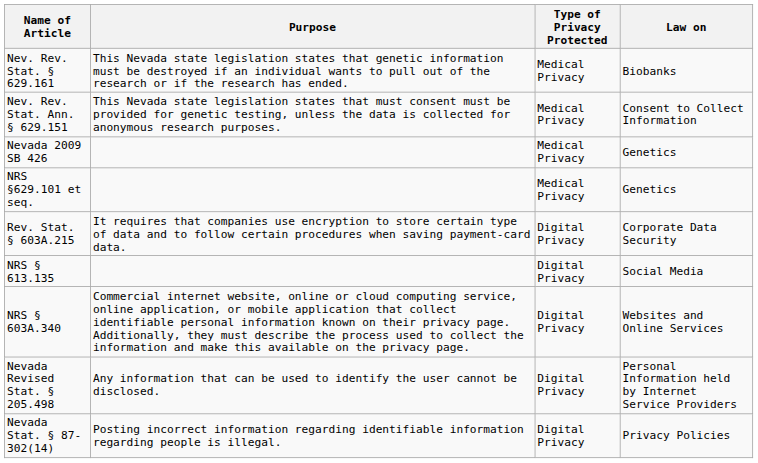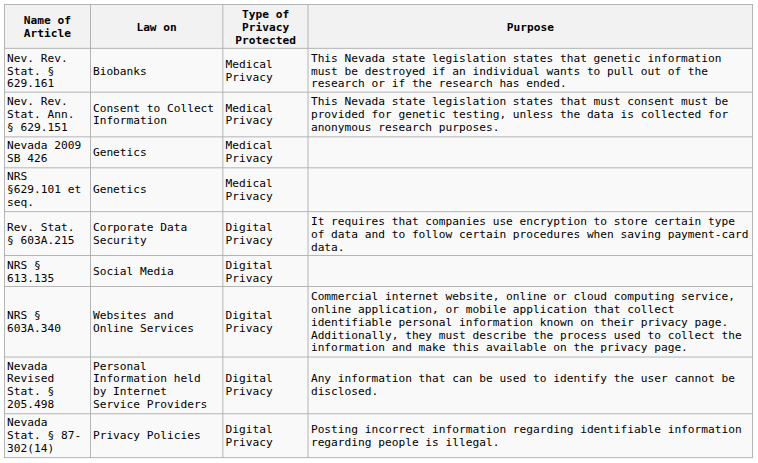columns swapped: (312, 26) <-> (686, 26)
